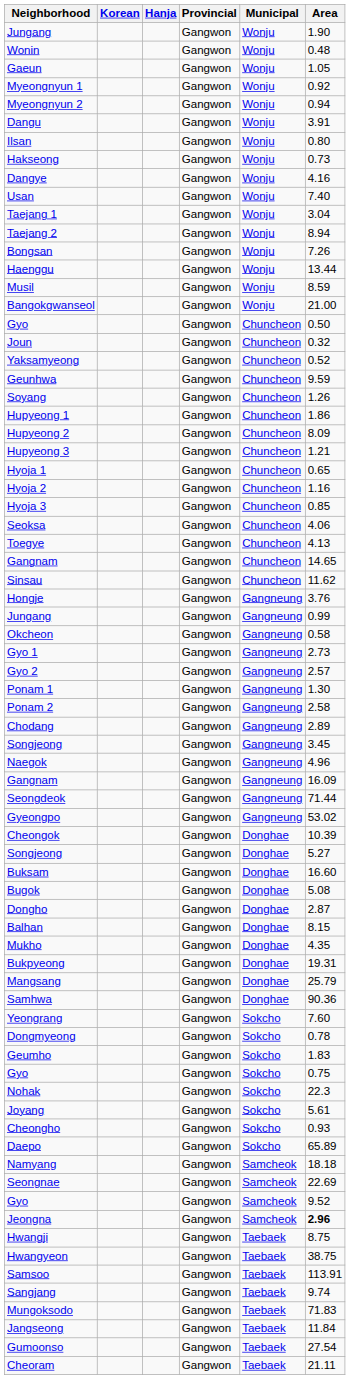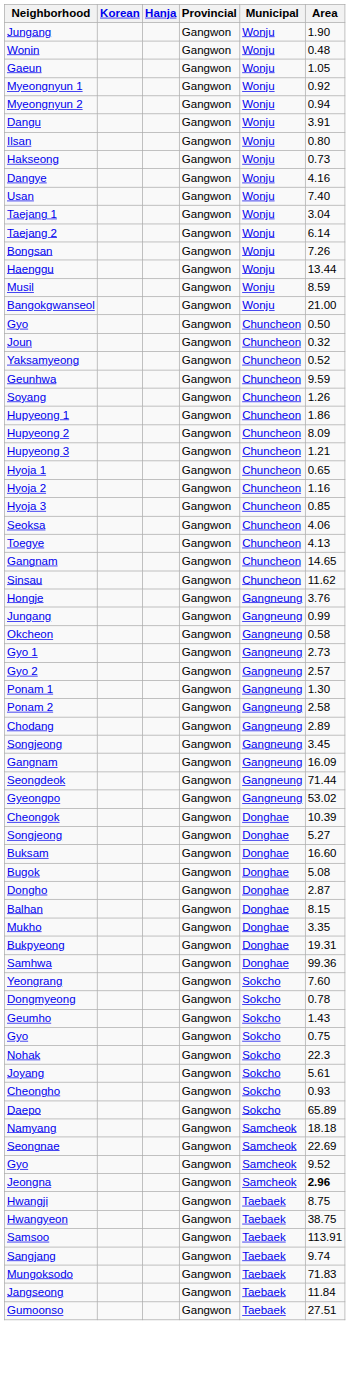(319, 232) 8.94 -> (319, 232) 6.14
- row: (27, 762)
(319, 945) 4.35 -> (319, 927) 3.35
- row: (34, 981)
(322, 1000) 90.36 -> (322, 963) 99.36
(319, 1055) 1.83 -> (319, 1018) 1.43
(322, 1347) 27.54 -> (322, 1310) 27.51
- row: (31, 1365)
